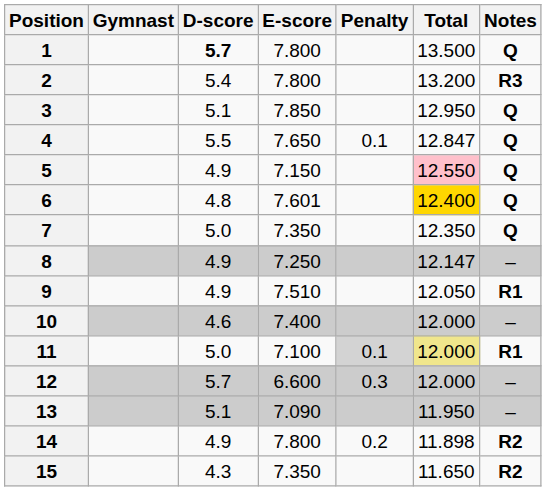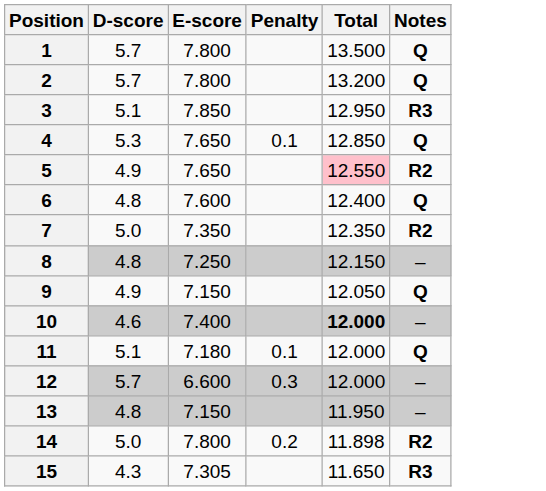- column: (133, 20)
(218, 50) bold -> (128, 50) normal
(218, 80) 5.4 -> (128, 80) 5.7
(510, 80) R3 -> (420, 80) Q
(510, 110) Q -> (420, 110) R3
(218, 140) 5.5 -> (128, 140) 5.3
(446, 140) 12.847 -> (356, 140) 12.850
(297, 170) 7.150 -> (207, 170) 7.650
(510, 170) Q -> (420, 170) R2
(297, 200) 7.601 -> (207, 200) 7.600
(446, 200) gold background -> (356, 200) no background
(510, 230) Q -> (420, 230) R2
(218, 260) 4.9 -> (128, 260) 4.8
(446, 260) 12.147 -> (356, 260) 12.150
(297, 291) 7.510 -> (207, 291) 7.150
(510, 291) R1 -> (420, 291) Q
(446, 321) normal -> (356, 321) bold
(218, 351) 5.0 -> (128, 351) 5.1
(297, 351) 7.100 -> (207, 351) 7.180
(375, 351) lightgrey background -> (285, 351) no background
(446, 351) khaki background -> (356, 351) no background
(510, 351) R1 -> (420, 351) Q
(218, 411) 5.1 -> (128, 411) 4.8
(297, 411) 7.090 -> (207, 411) 7.150
(218, 441) 4.9 -> (128, 441) 5.0
(297, 471) 7.350 -> (207, 471) 7.305
(510, 471) R2 -> (420, 471) R3
